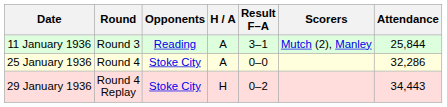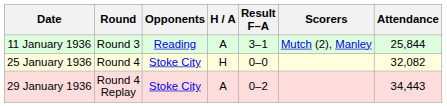(223, 62) A -> (223, 62) H
(408, 62) 32,286 -> (408, 62) 32,082
(223, 86) H -> (223, 86) A
